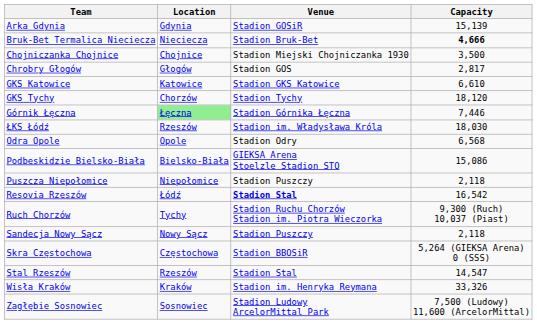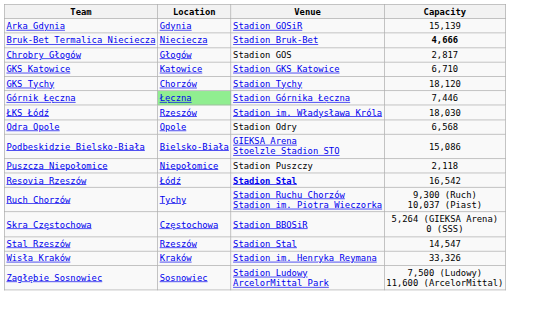- row: (62, 55)
(471, 84) 6,610 -> (445, 69) 6,710
- row: (54, 234)
